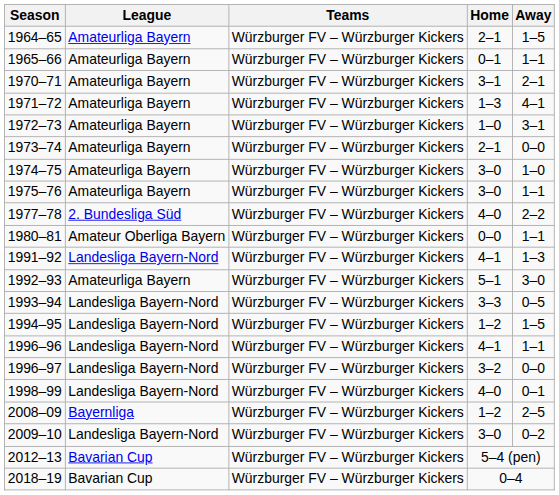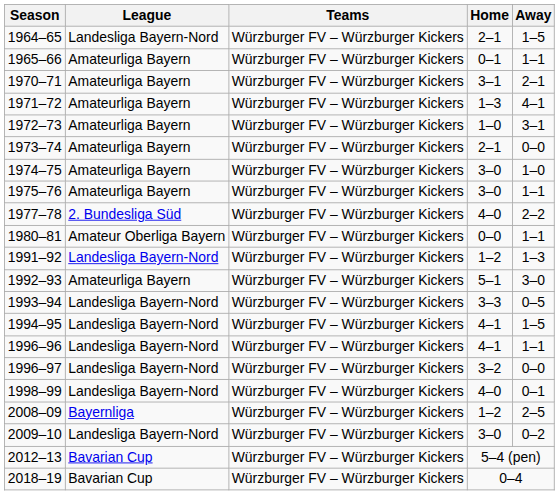(129, 37) Amateurliga Bayern -> (143, 37) Landesliga Bayern-Nord
(490, 258) 4–1 -> (490, 258) 1–2
(490, 324) 1–2 -> (490, 324) 4–1
